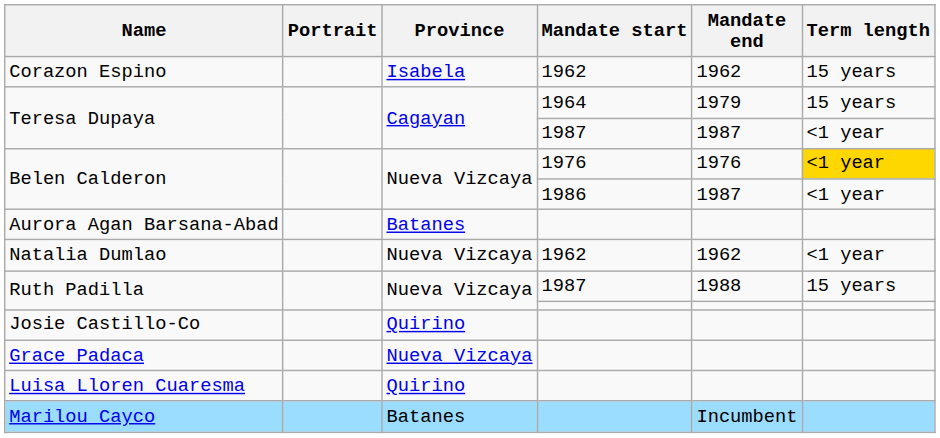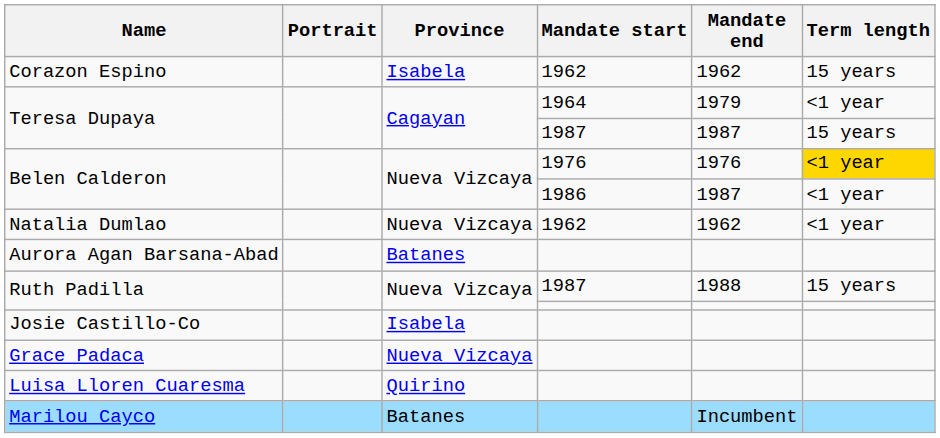(851, 103) 15 years -> (846, 103) <1 year
(846, 133) <1 year -> (851, 133) 15 years
rows swapped: (88, 255) <-> (144, 225)
(426, 325) Quirino -> (426, 325) Isabela
